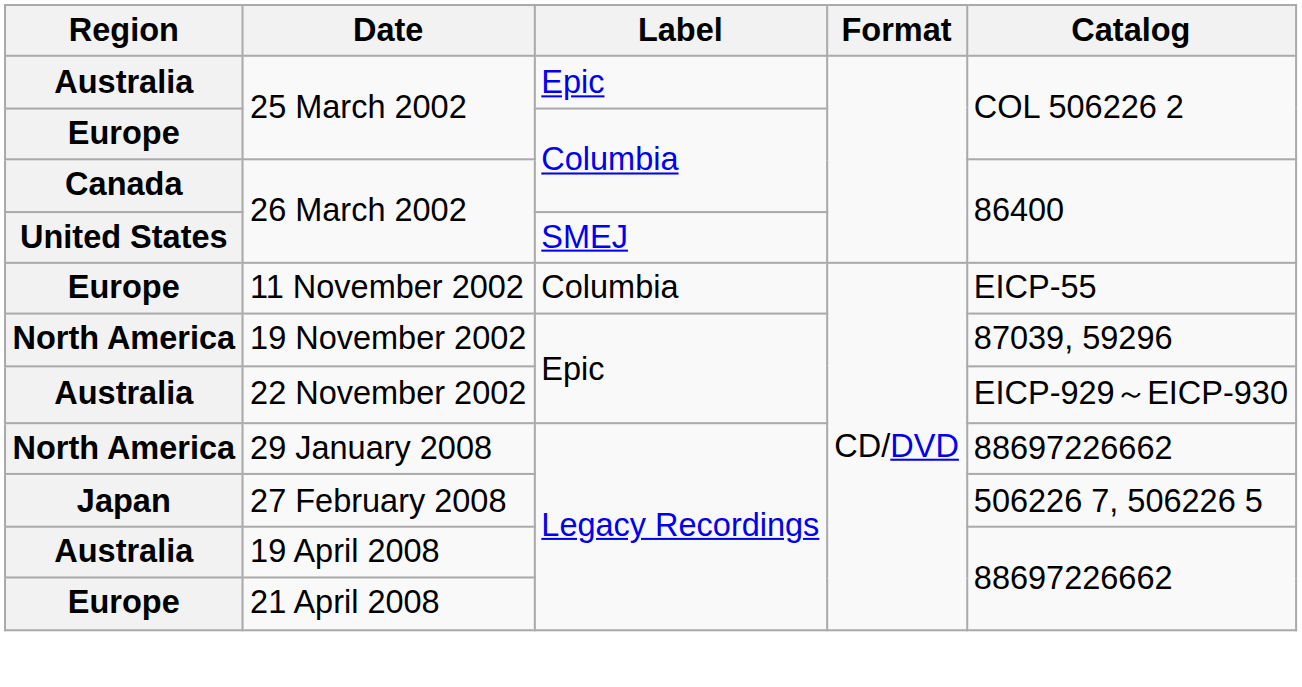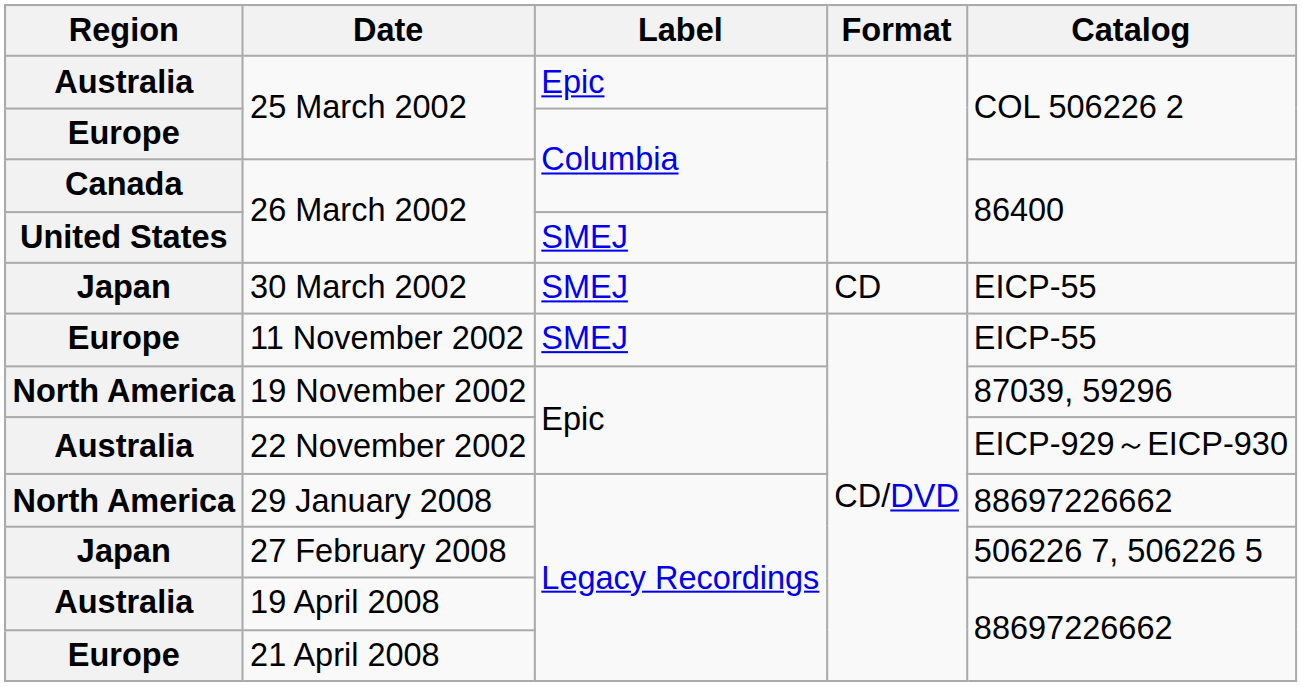+ row: (124, 287)
(610, 287) Columbia -> (585, 339) SMEJ
